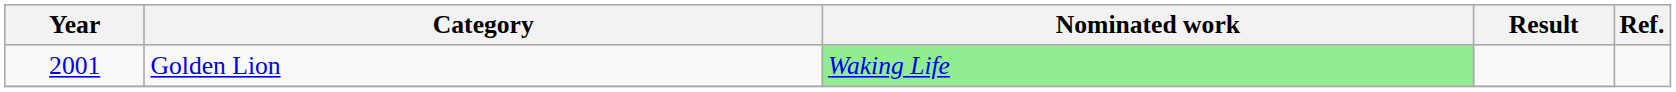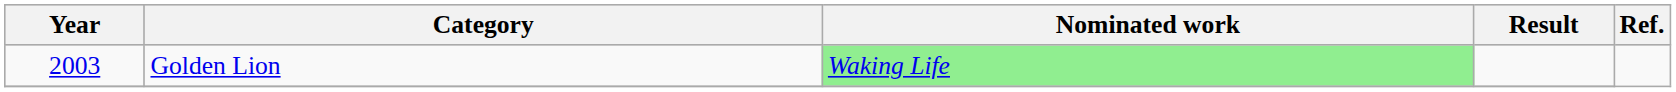(75, 65) 2001 -> (75, 65) 2003
